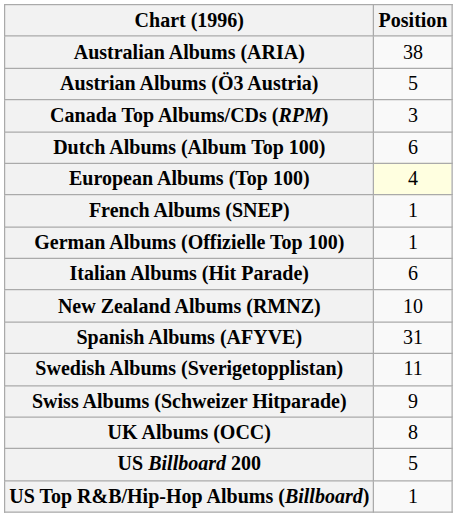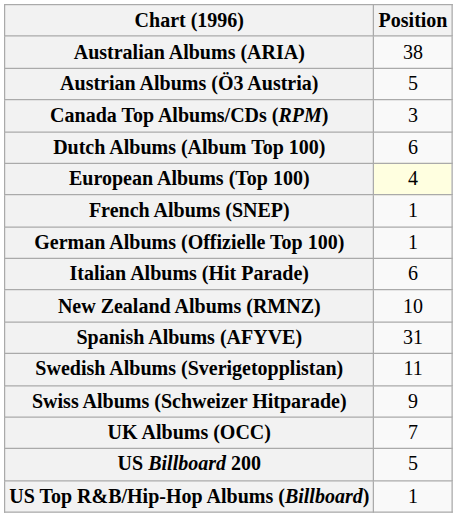(413, 432) 8 -> (413, 432) 7
